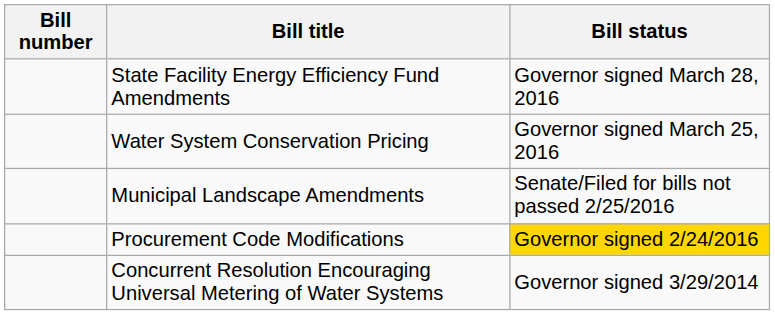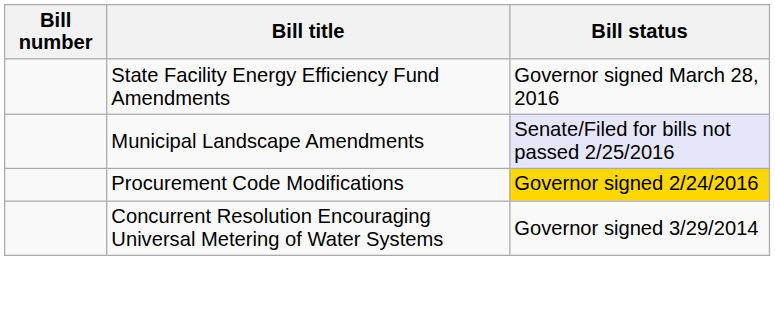- row: (270, 141)
(622, 195) no background -> (622, 141) lavender background
